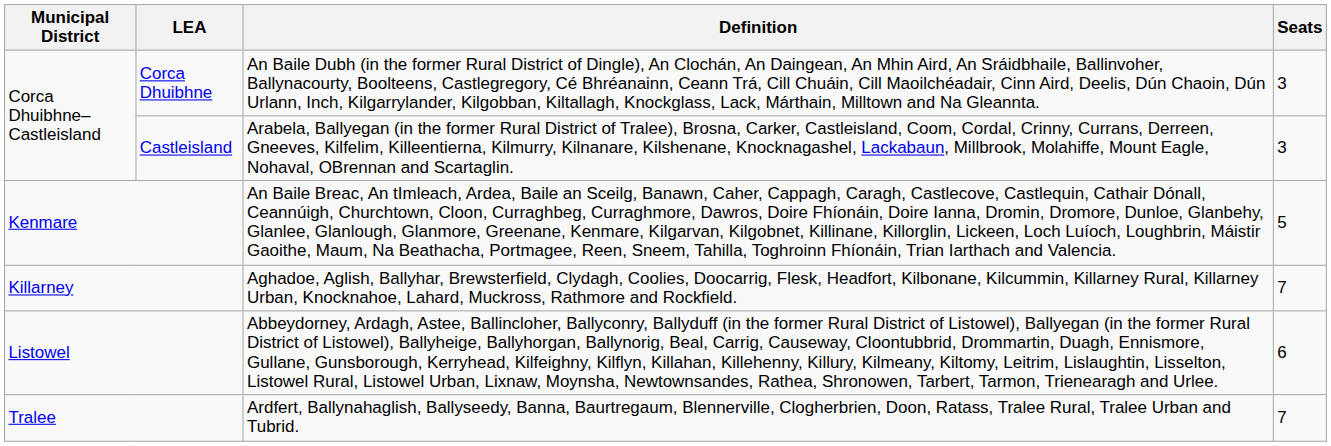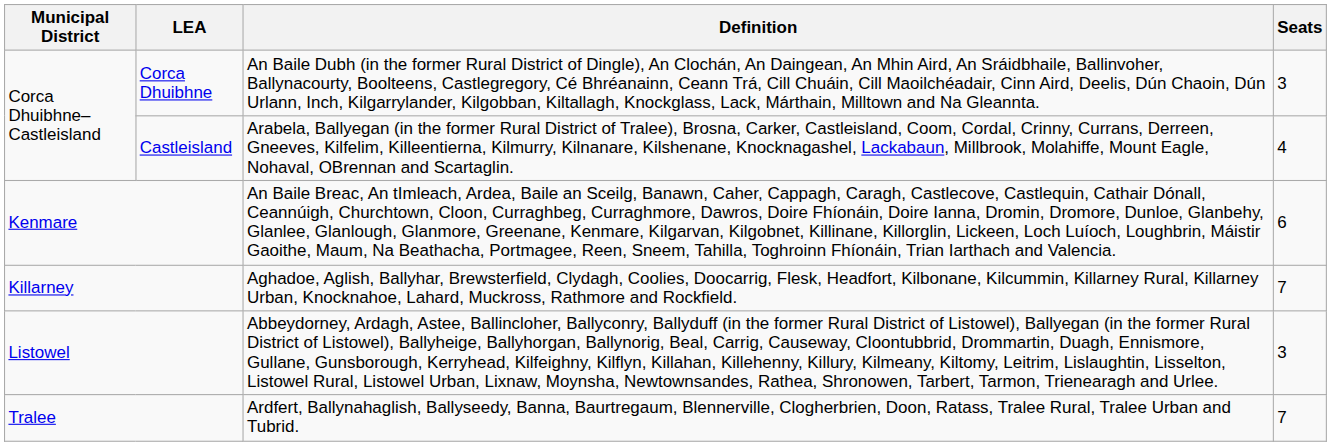(1282, 148) 3 -> (1282, 148) 4
(1282, 222) 5 -> (1282, 222) 6
(1282, 352) 6 -> (1282, 352) 3
